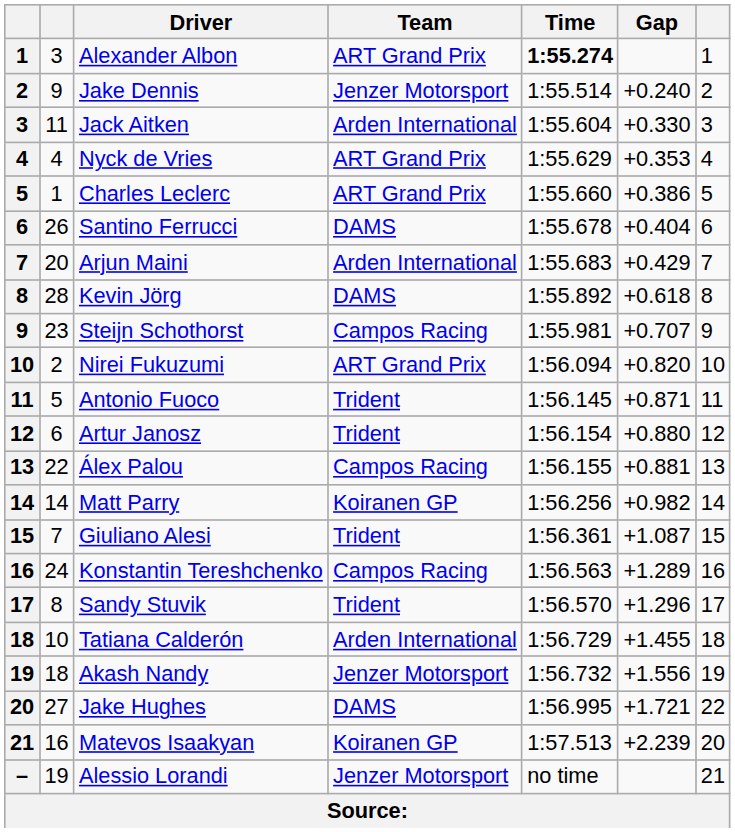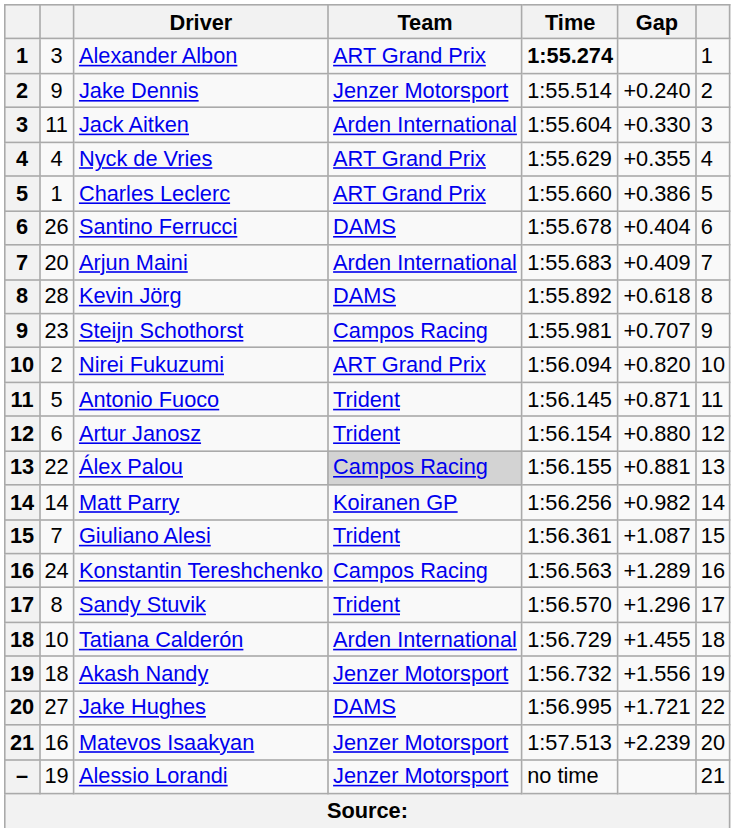(657, 159) +0.353 -> (657, 159) +0.355
(657, 262) +0.429 -> (657, 262) +0.409
(410, 467) no background -> (410, 467) lightgrey background
(395, 742) Koiranen GP -> (421, 742) Jenzer Motorsport
